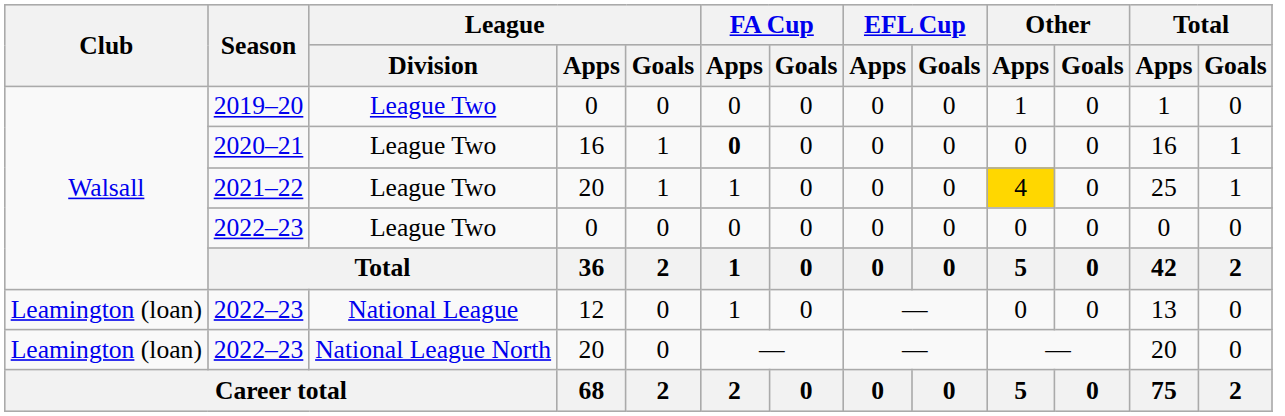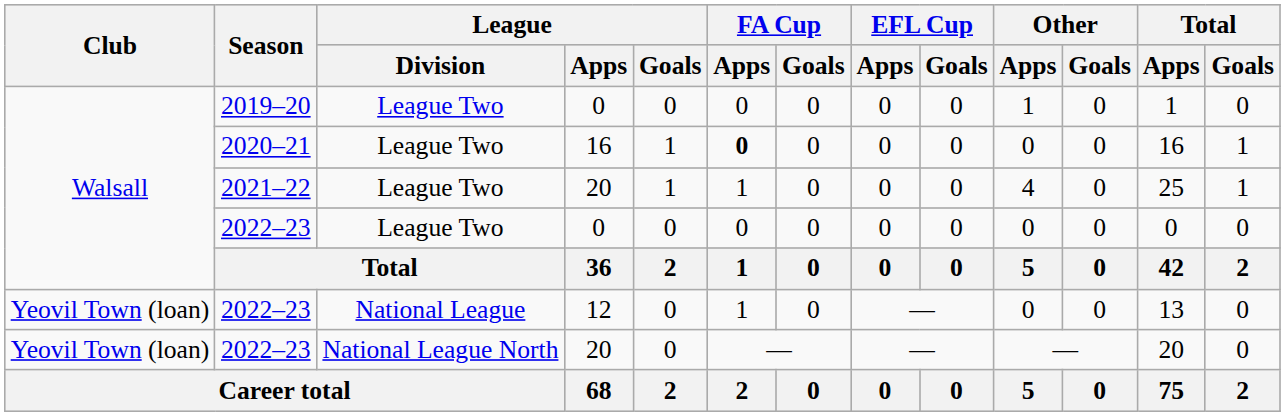(1021, 187) gold background -> (1028, 187) no background
(106, 308) Leamington (loan) -> (110, 308) Yeovil Town (loan)
(106, 349) Leamington (loan) -> (110, 349) Yeovil Town (loan)
